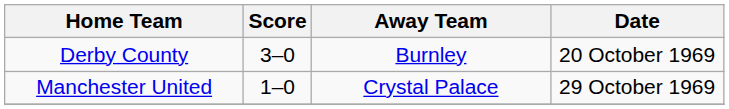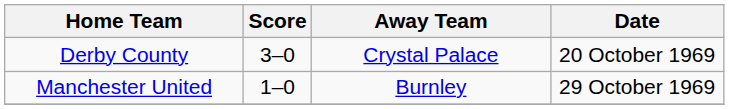(431, 54) Burnley -> (431, 54) Crystal Palace
(431, 87) Crystal Palace -> (431, 87) Burnley
